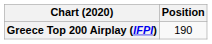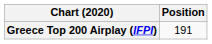(183, 30) 190 -> (183, 30) 191
